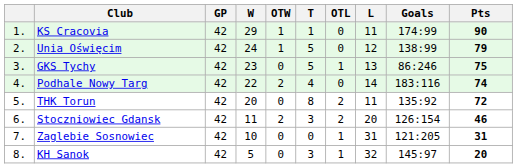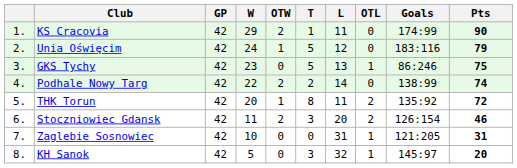columns swapped: (341, 13) <-> (371, 13)
(281, 31) 1 -> (281, 31) 2
(417, 48) 138:99 -> (417, 48) 183:116
(311, 84) 4 -> (311, 84) 2
(417, 84) 183:116 -> (417, 84) 138:99
(281, 101) 0 -> (281, 101) 1
